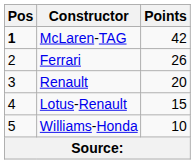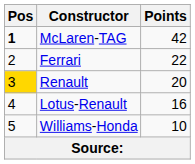(179, 60) 26 -> (179, 60) 22
(12, 82) no background -> (12, 82) gold background
(179, 104) 15 -> (179, 104) 16
